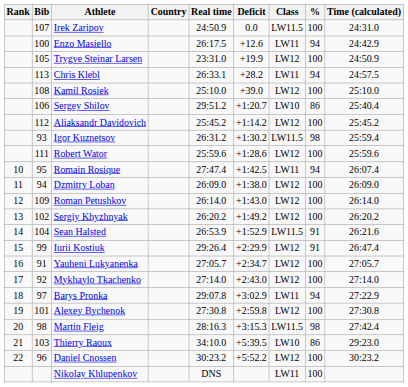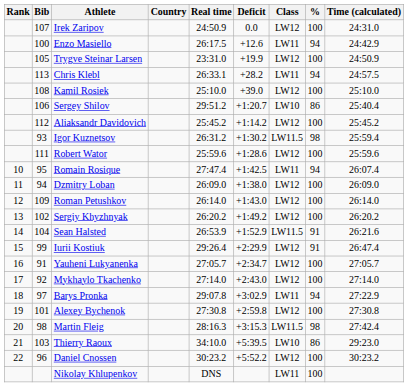(287, 28) LW11.5 -> (287, 28) LW12
